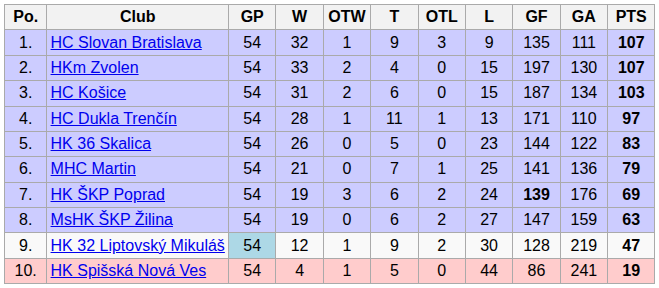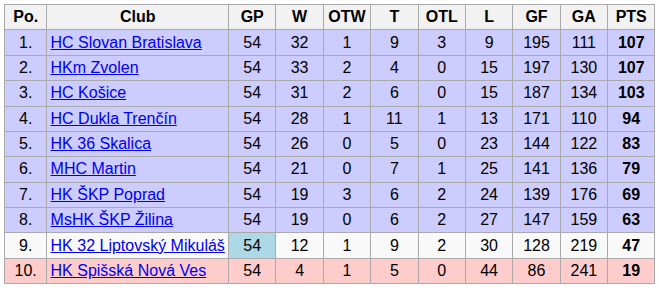(536, 42) 135 -> (536, 42) 195
(631, 118) 97 -> (631, 118) 94
(536, 194) bold -> (536, 194) normal
